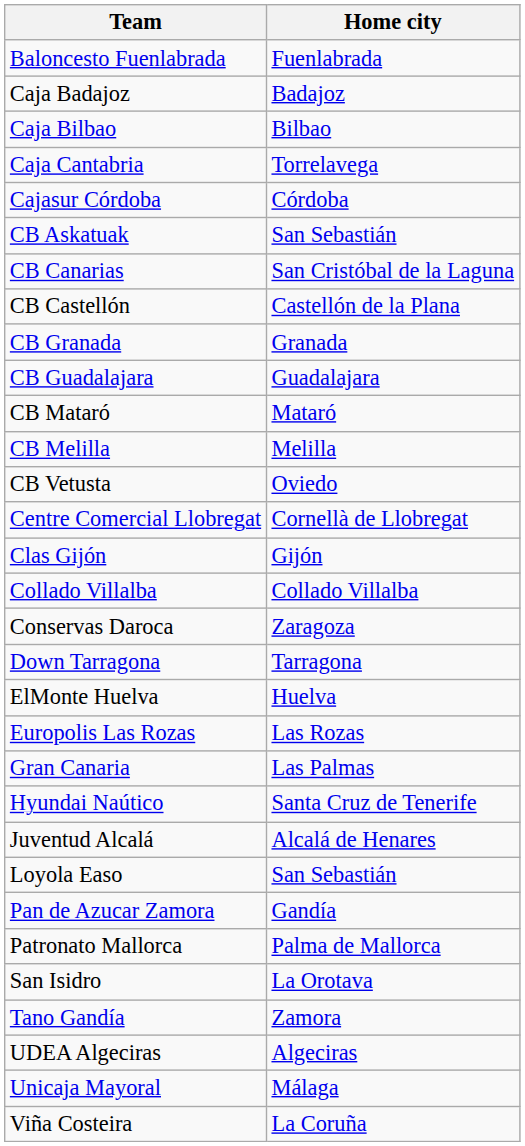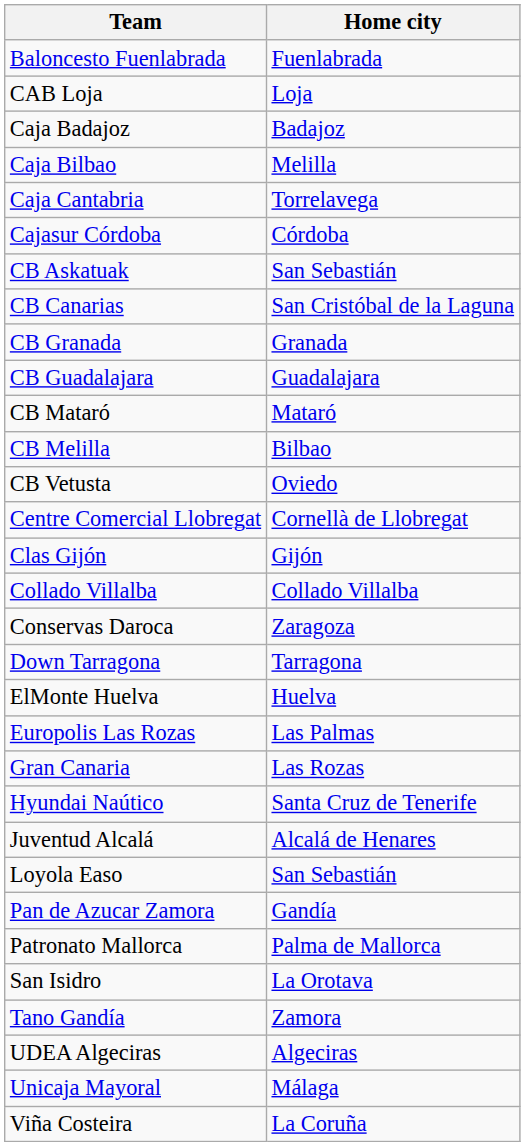+ row: (56, 93)
(301, 128) Bilbao -> (304, 164) Melilla
- row: (70, 306)
(304, 448) Melilla -> (301, 448) Bilbao
(318, 732) Las Rozas -> (323, 732) Las Palmas
(323, 768) Las Palmas -> (318, 768) Las Rozas
